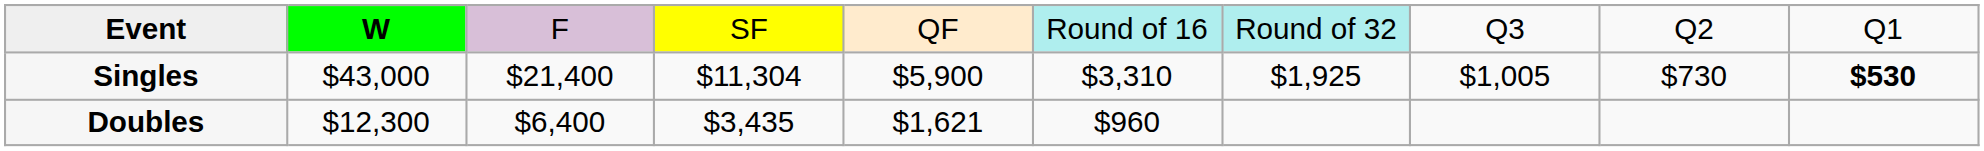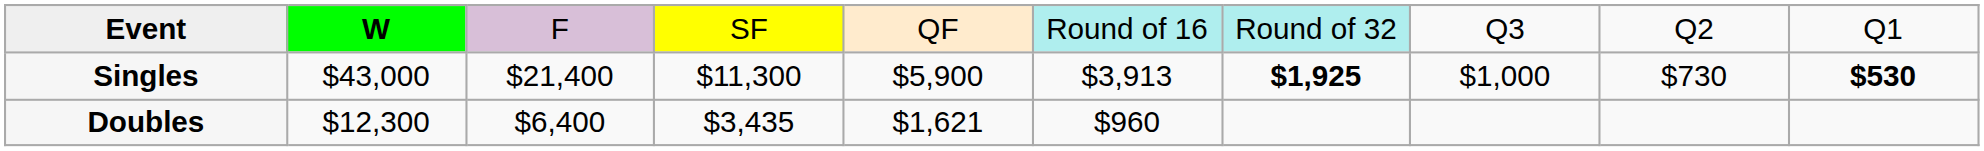(749, 76) $11,304 -> (749, 76) $11,300
(1127, 76) $3,310 -> (1127, 76) $3,913
(1316, 76) normal -> (1316, 76) bold
(1505, 76) $1,005 -> (1505, 76) $1,000
